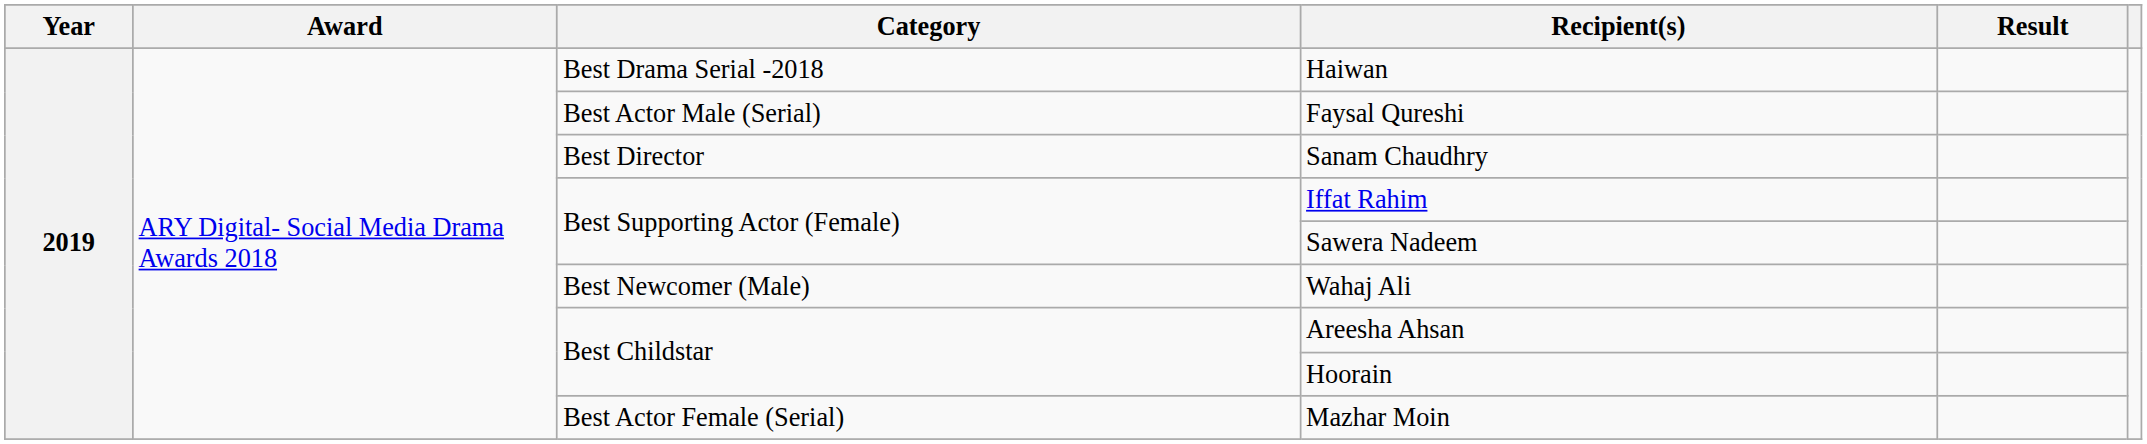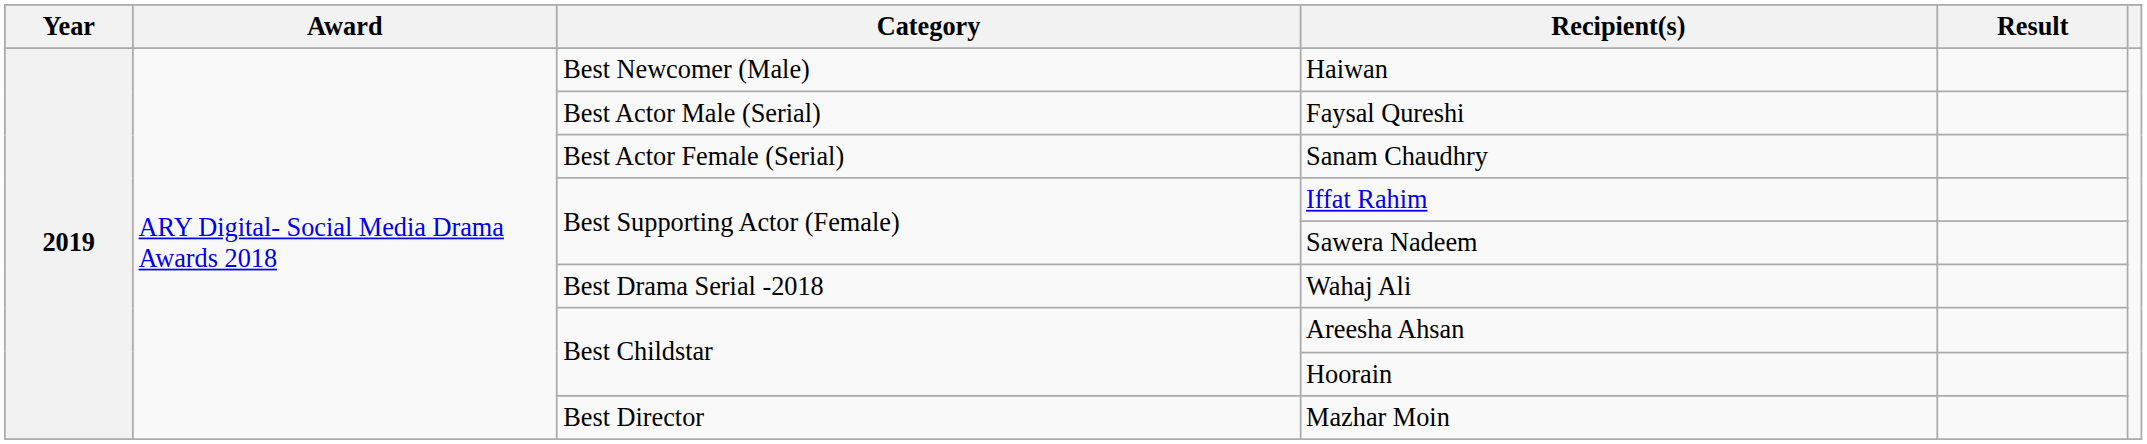(693, 69) Best Drama Serial -2018 -> (687, 69) Best Newcomer (Male)
(634, 156) Best Director -> (704, 156) Best Actor Female (Serial)
(687, 286) Best Newcomer (Male) -> (693, 286) Best Drama Serial -2018
(704, 416) Best Actor Female (Serial) -> (634, 416) Best Director
